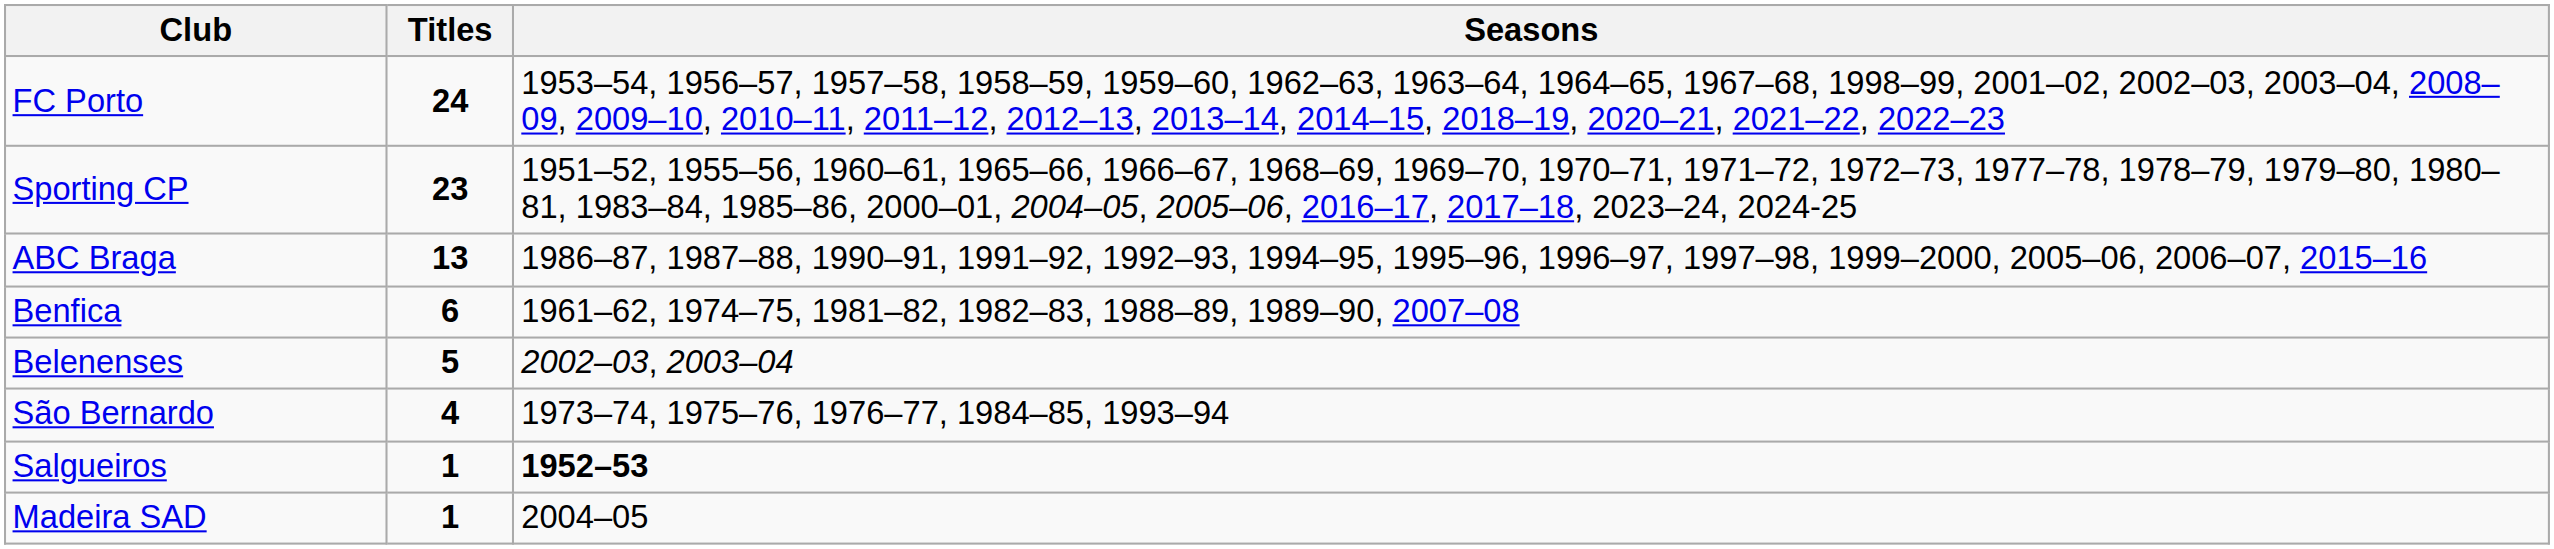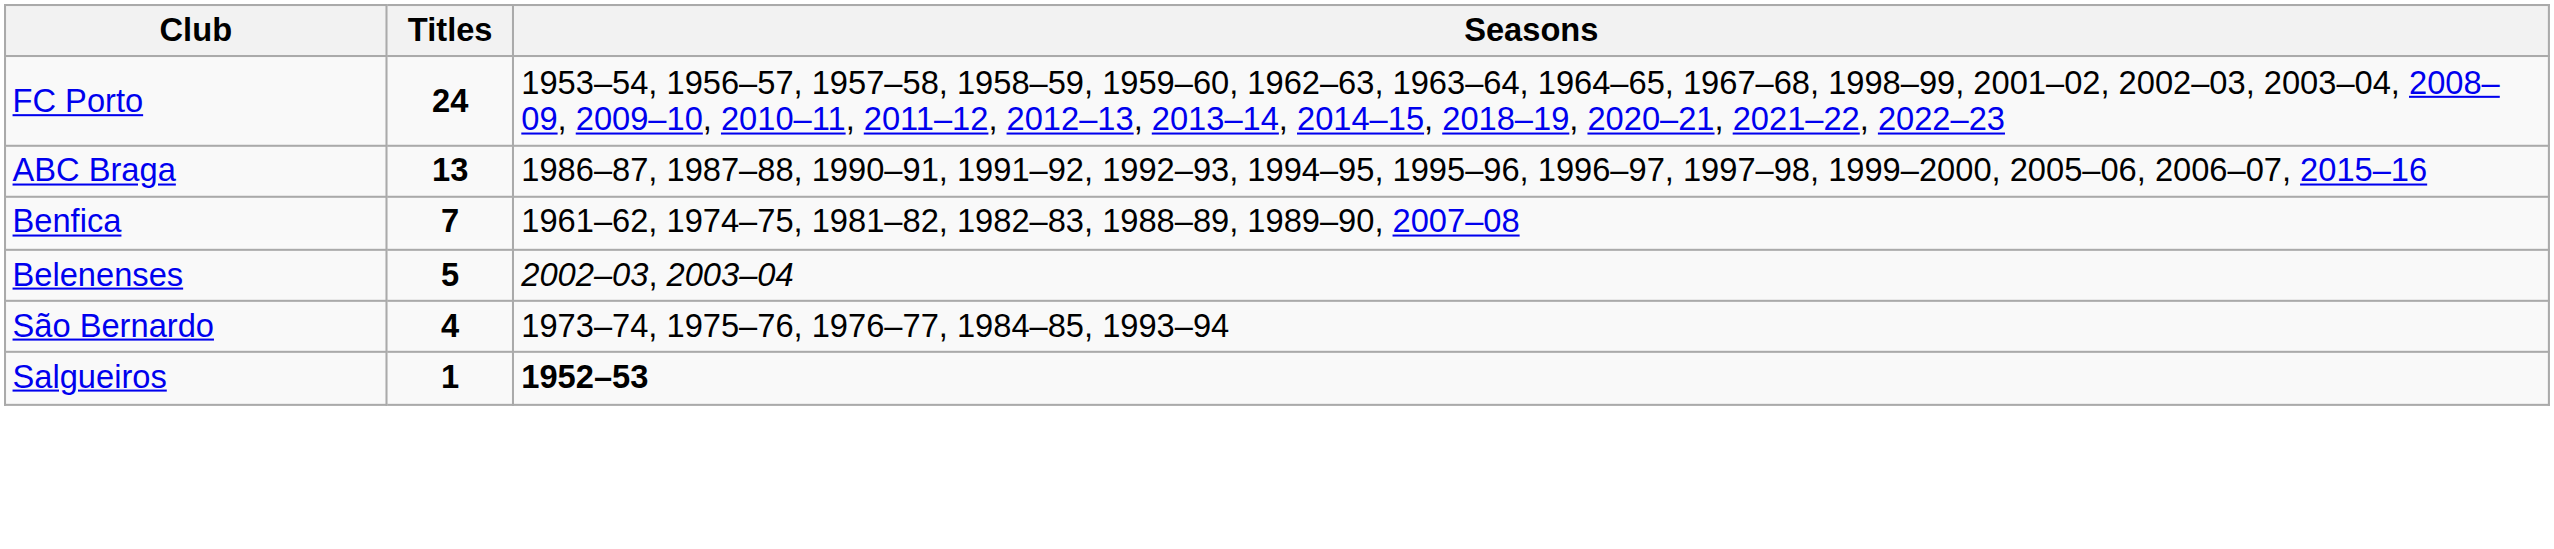- row: (101, 188)
(450, 310) 6 -> (450, 222) 7
- row: (110, 517)
